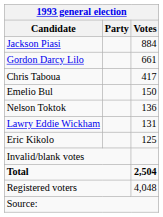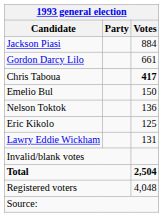(149, 76) normal -> (149, 76) bold
rows swapped: (53, 124) <-> (30, 140)
